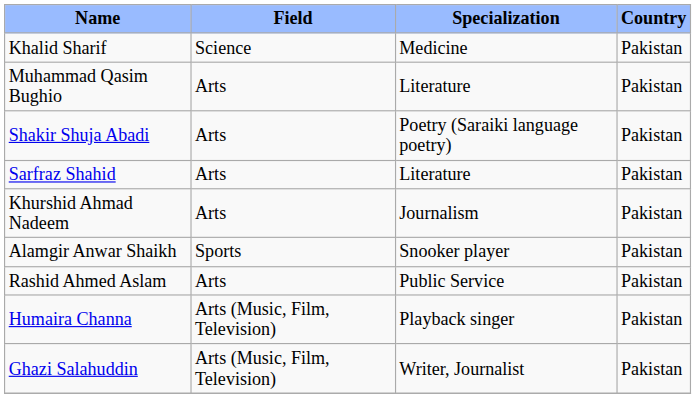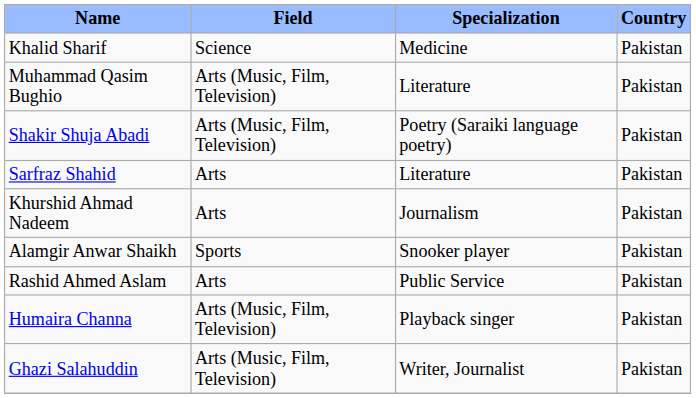(211, 86) Arts -> (262, 86) Arts (Music, Film, Television)
(211, 135) Arts -> (262, 135) Arts (Music, Film, Television)
